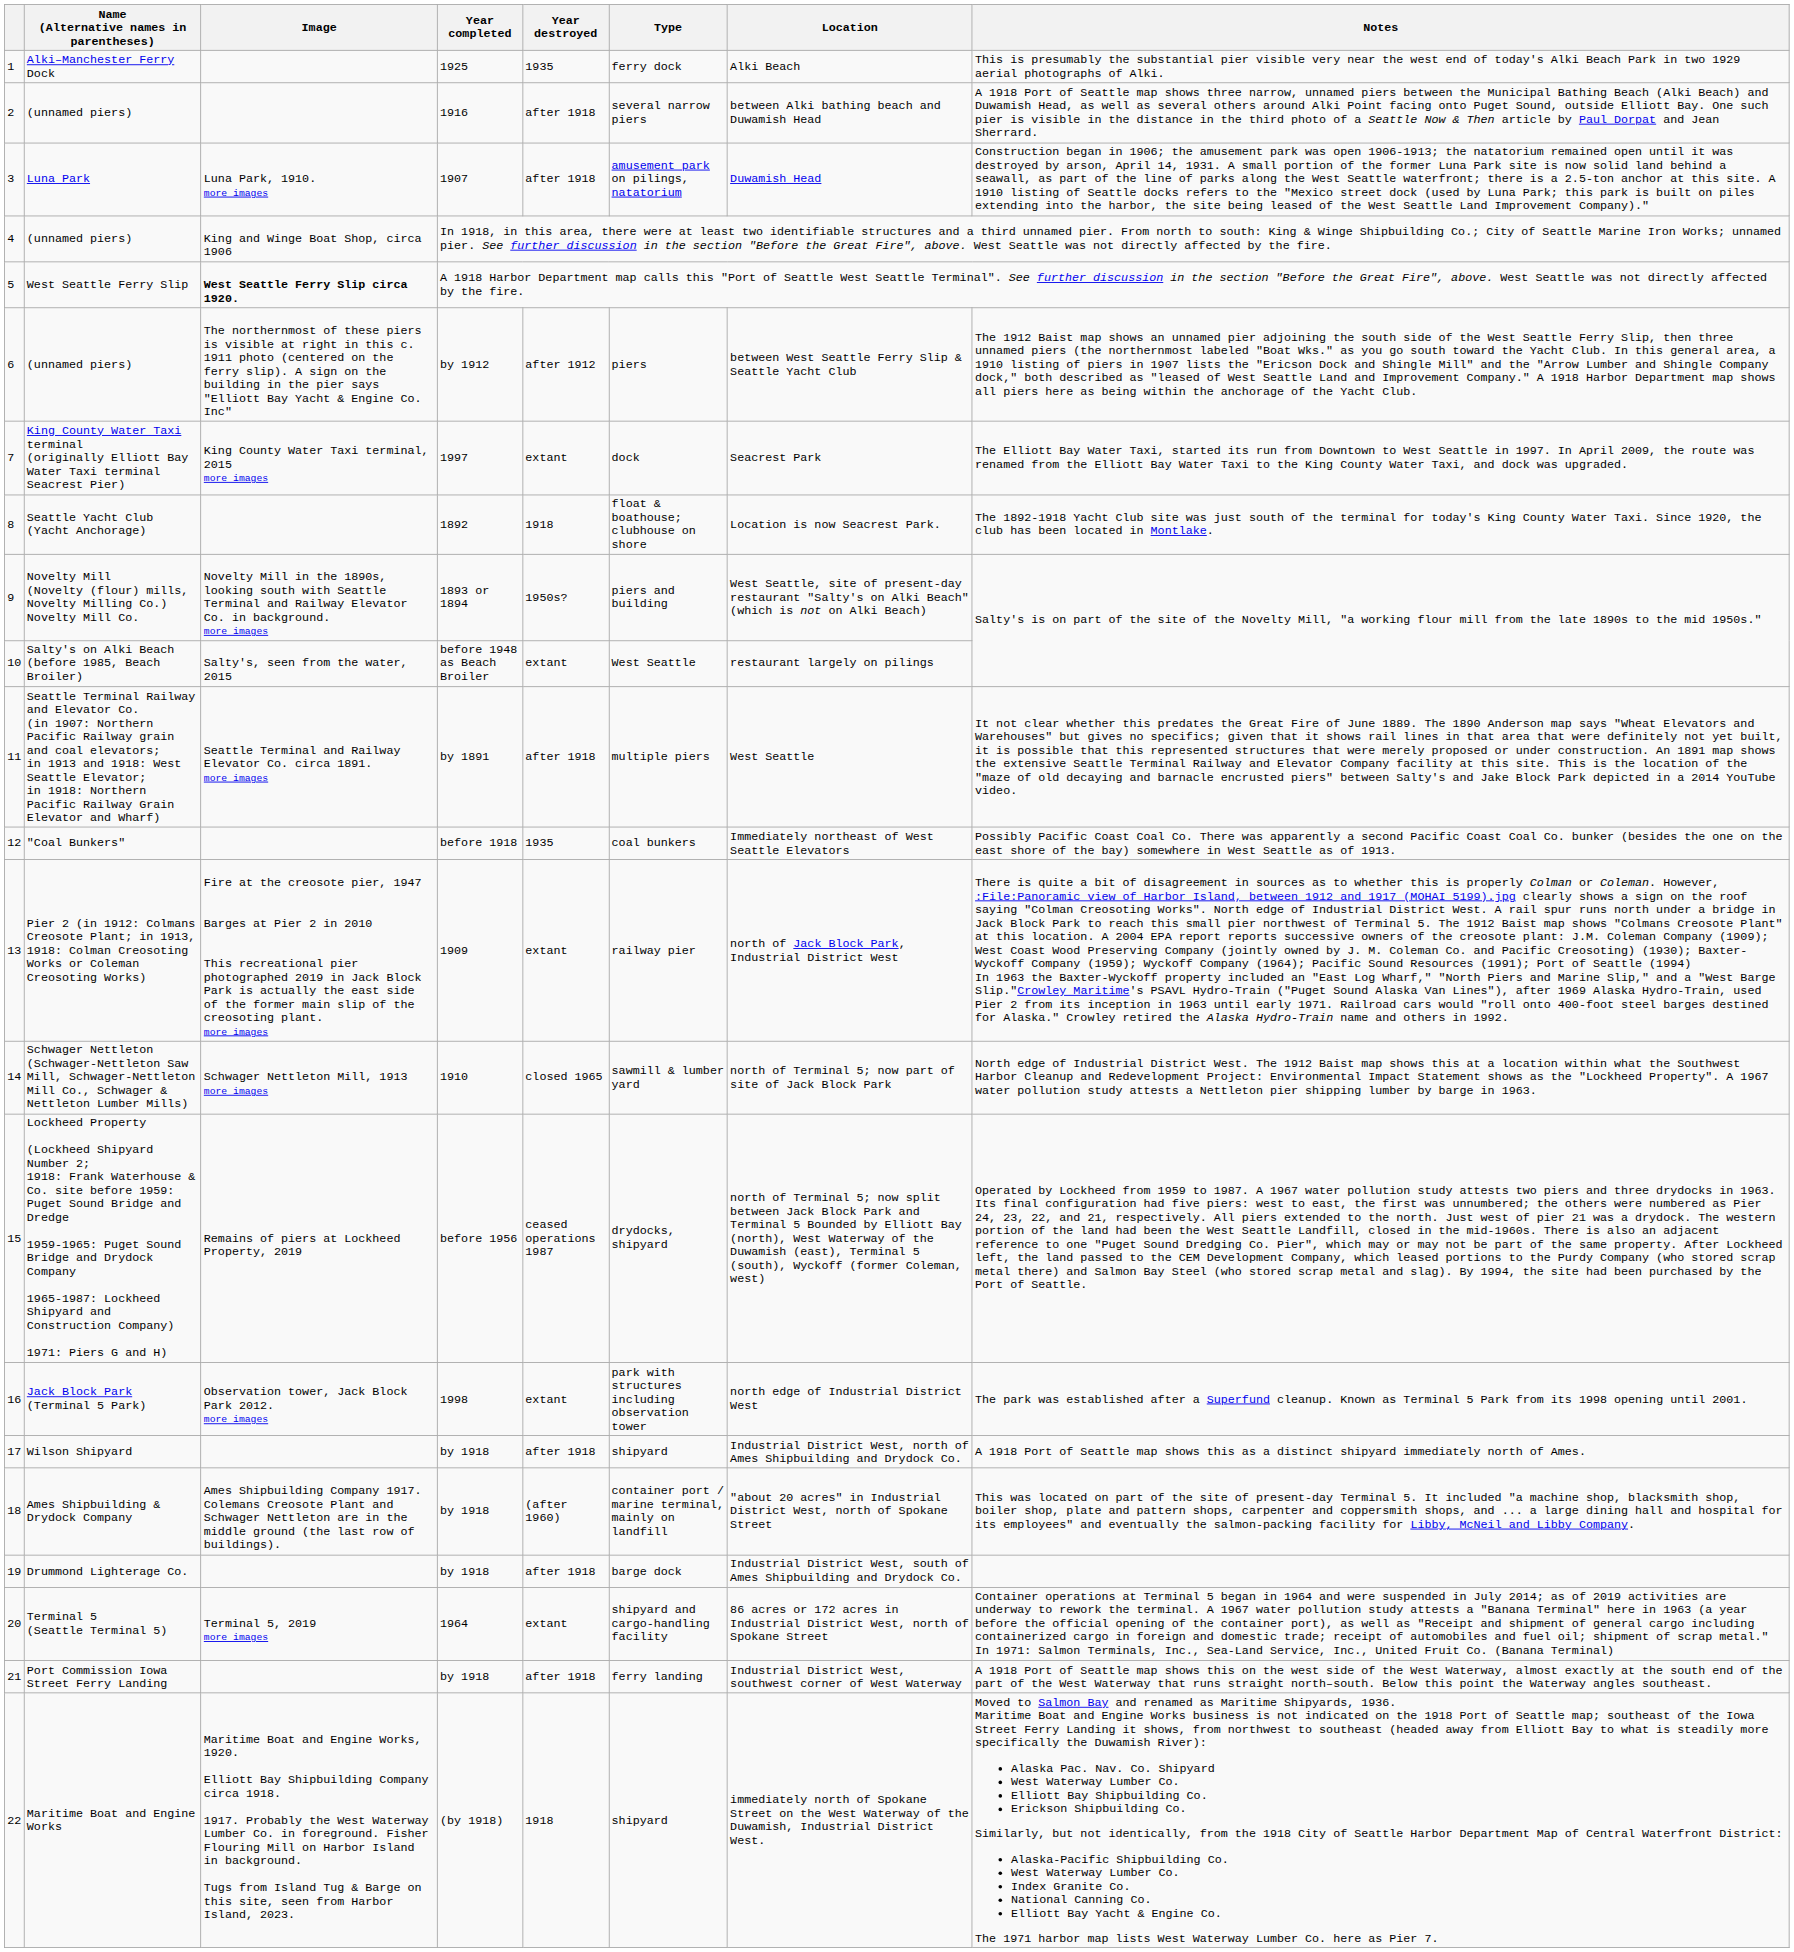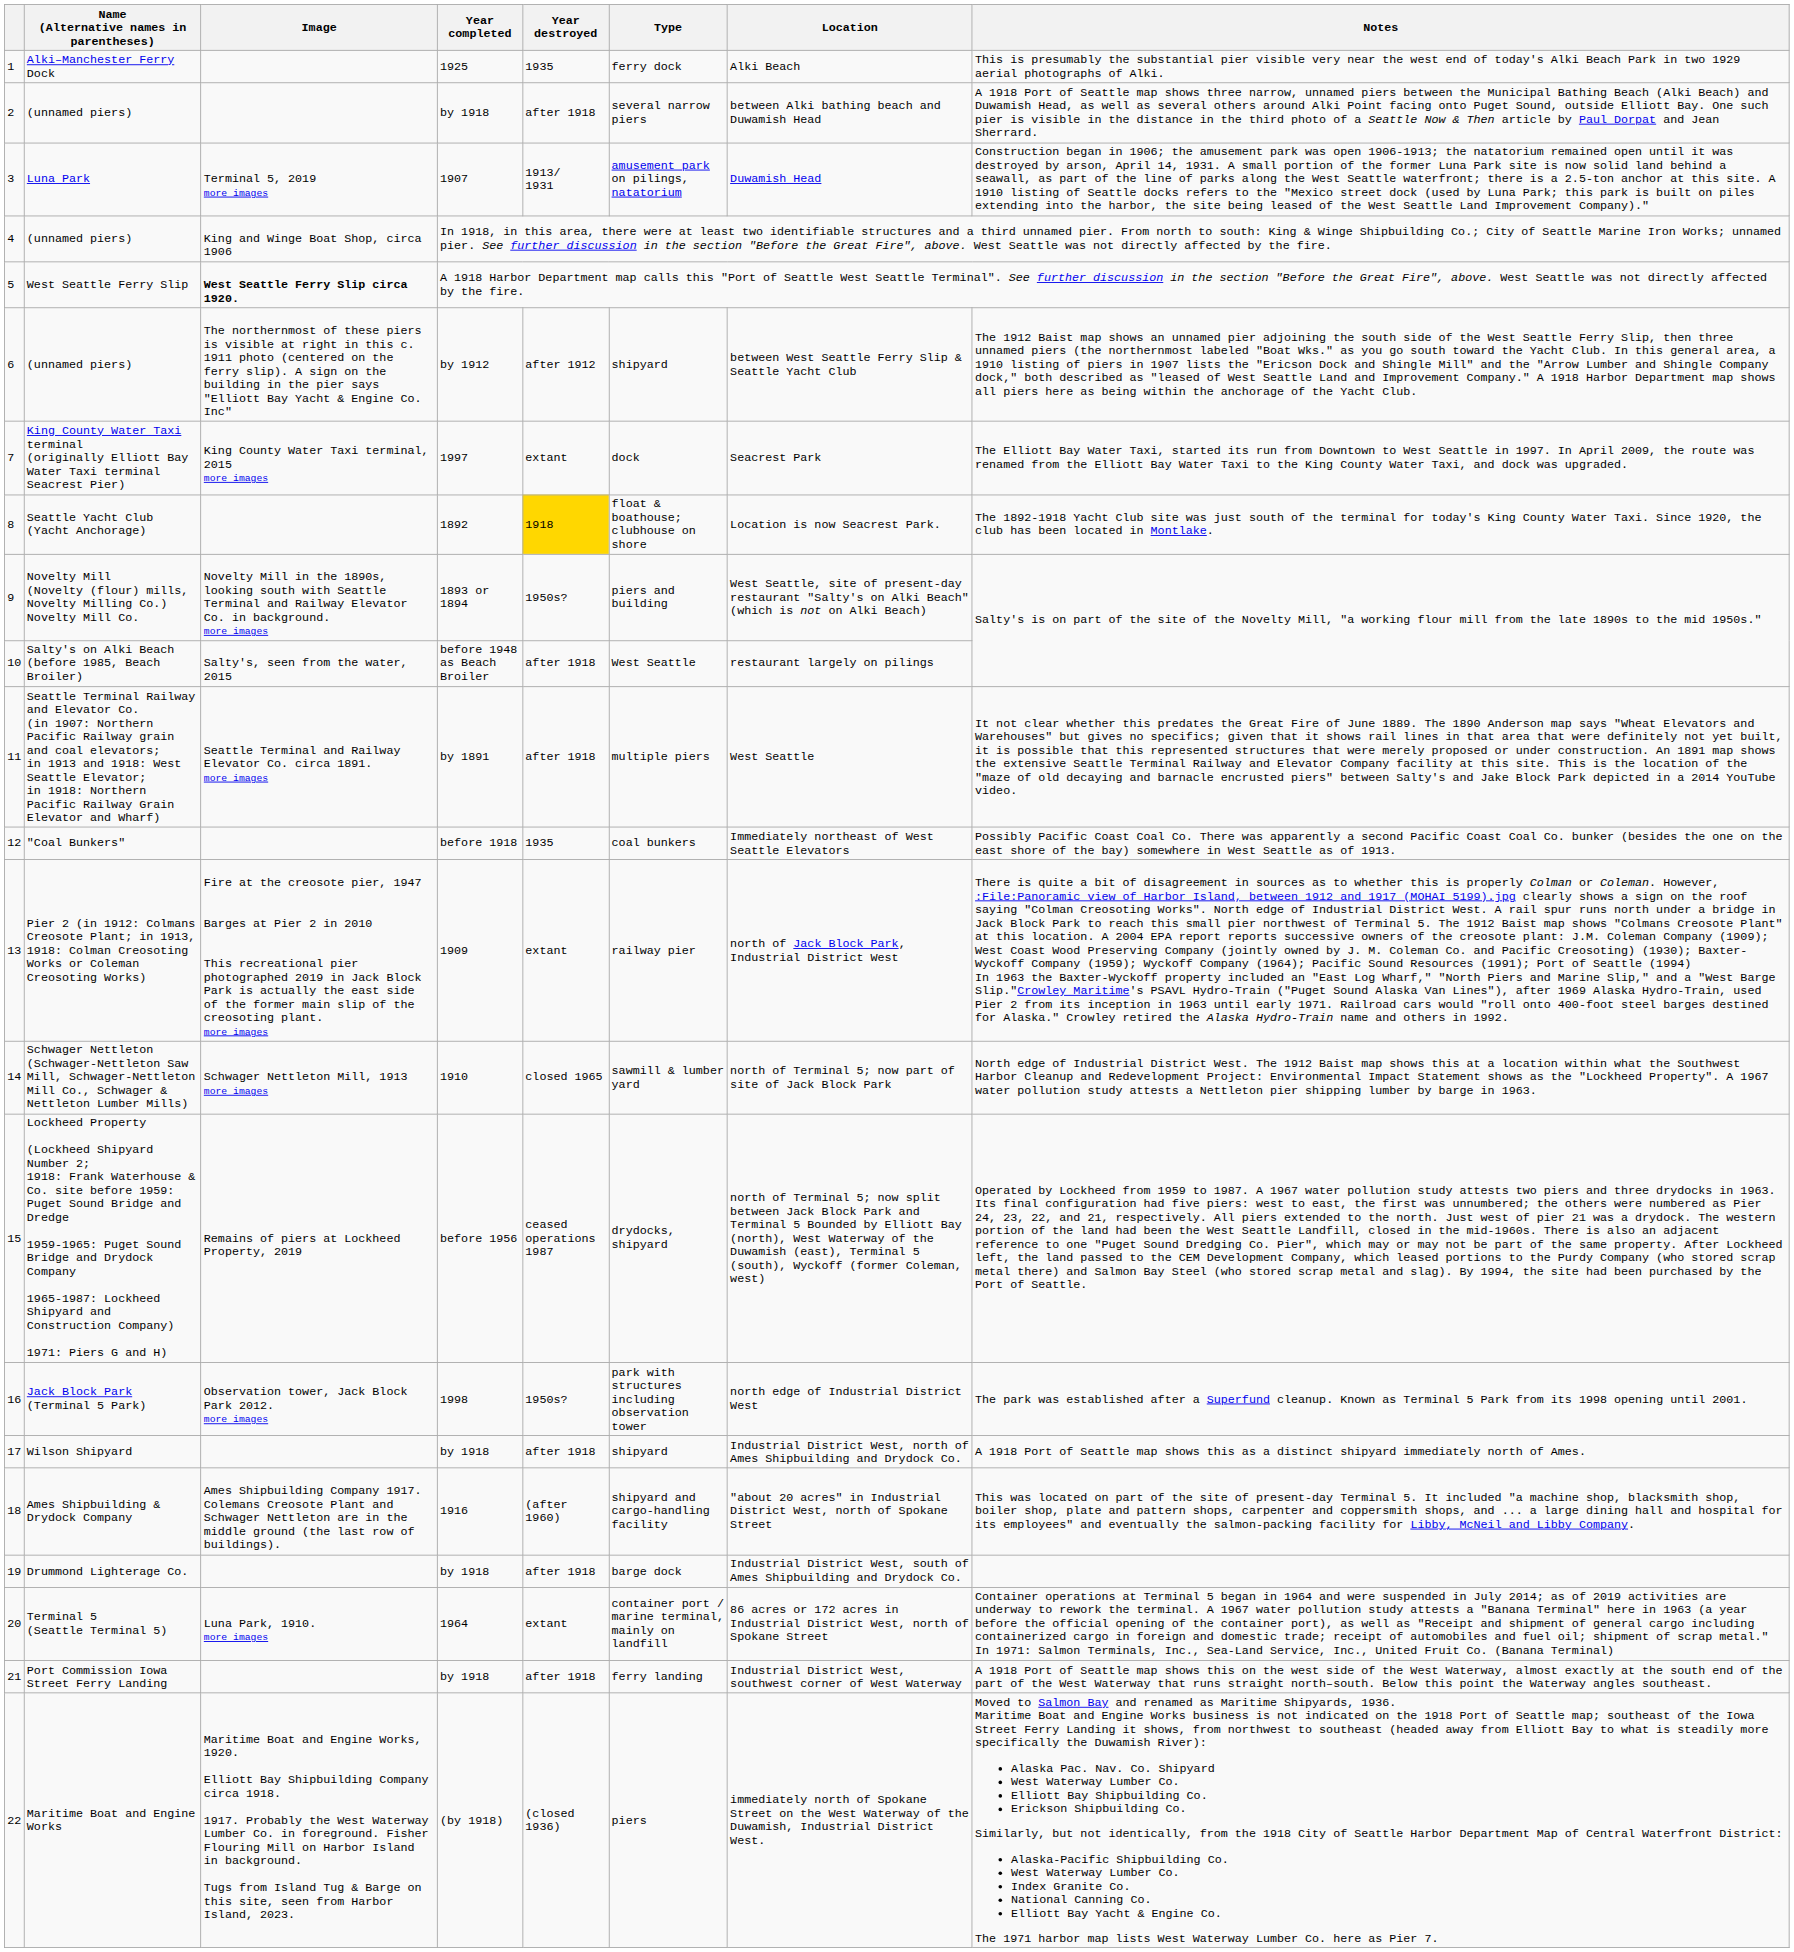(454, 113) 1916 -> (465, 113) by 1918
(260, 185) Luna Park, 1910. more images -> (260, 185) Terminal 5, 2019 more images
(560, 179) after 1918 -> (543, 179) 1913/ 1931
(629, 365) piers -> (640, 365) shipyard
(539, 524) no background -> (539, 524) gold background
(546, 664) extant -> (560, 664) after 1918
(546, 1399) extant -> (546, 1399) 1950s?
(465, 1511) by 1918 -> (454, 1511) 1916
(668, 1511) container port / marine terminal, mainly on landfill -> (661, 1511) shipyard and cargo-handling facility
(260, 1630) Terminal 5, 2019 more images -> (260, 1630) Luna Park, 1910. more images
(661, 1624) shipyard and cargo-handling facility -> (668, 1624) container port / marine terminal, mainly on landfill
(539, 1820) 1918 -> (550, 1820) (closed 1936)
(640, 1820) shipyard -> (629, 1820) piers
